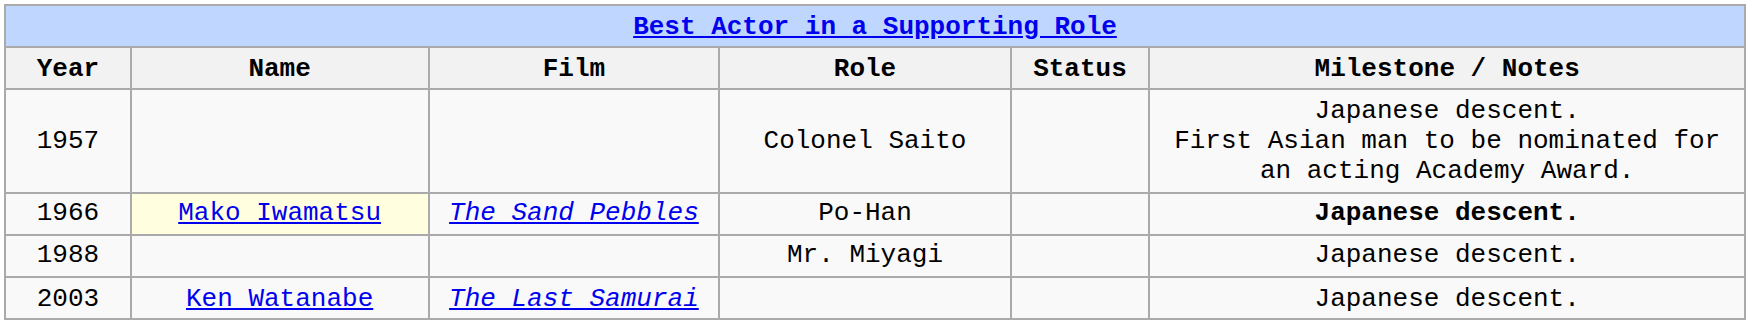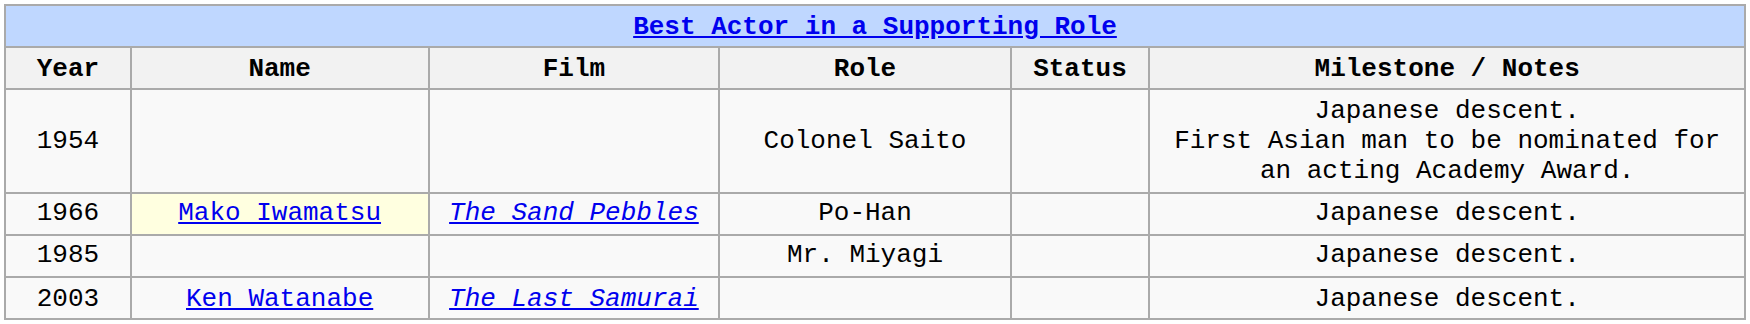(68, 141) 1957 -> (68, 141) 1954
(1447, 213) bold -> (1447, 213) normal
(68, 256) 1988 -> (68, 256) 1985
